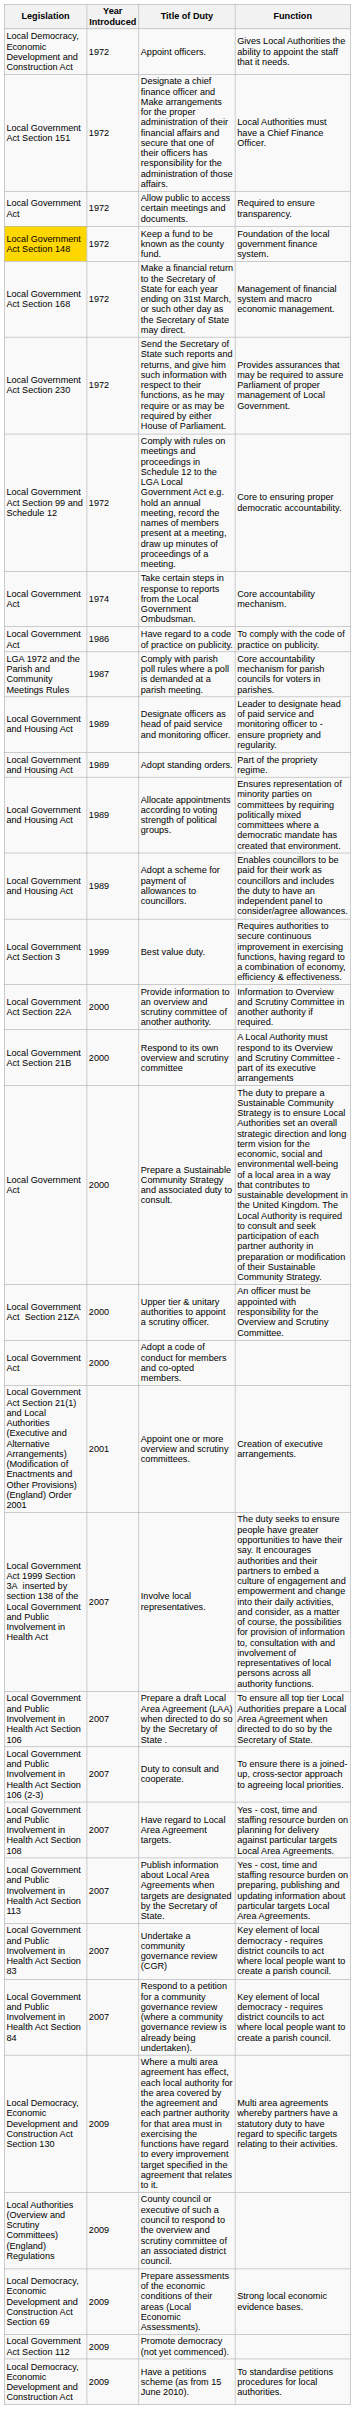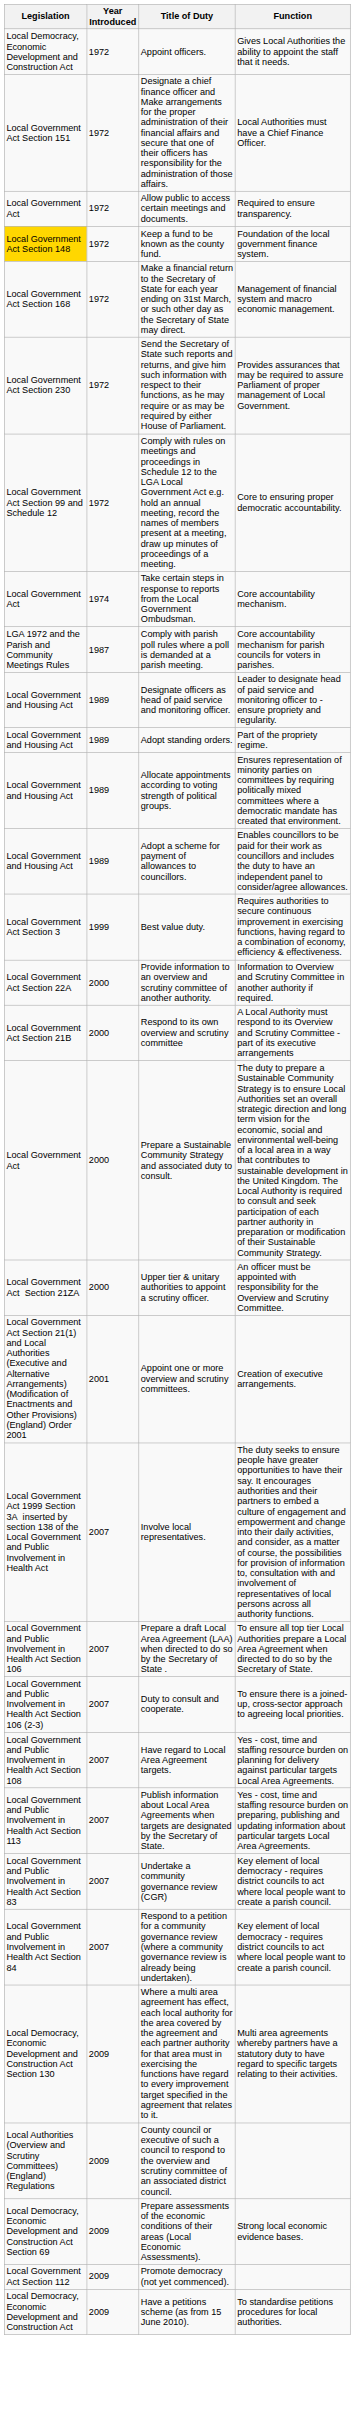- row: (187, 639)
- row: (184, 1362)
